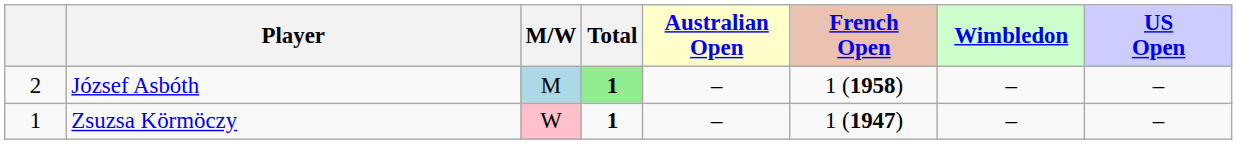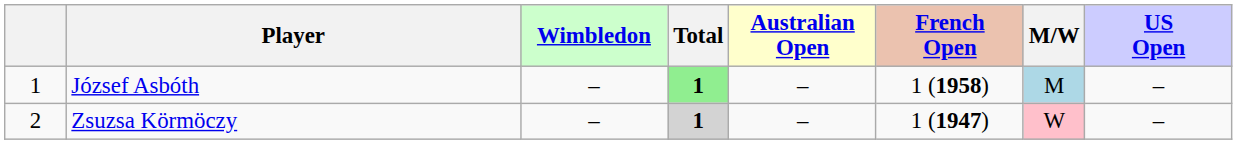columns swapped: (551, 35) <-> (1011, 35)
(35, 84) 2 -> (35, 84) 1
(35, 120) 1 -> (35, 120) 2
(612, 120) no background -> (698, 120) lightgrey background
